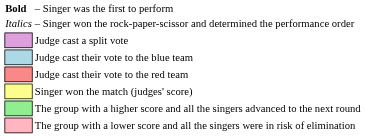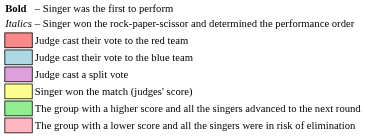rows swapped: (112, 74) <-> (82, 40)
